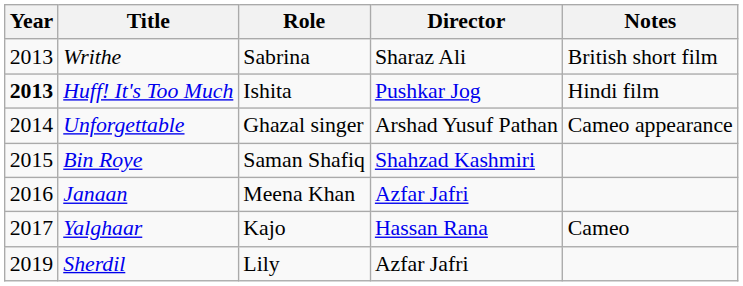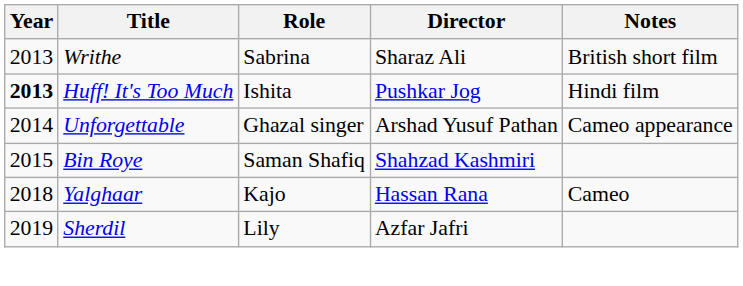- row: (95, 194)
(31, 228) 2017 -> (31, 194) 2018
